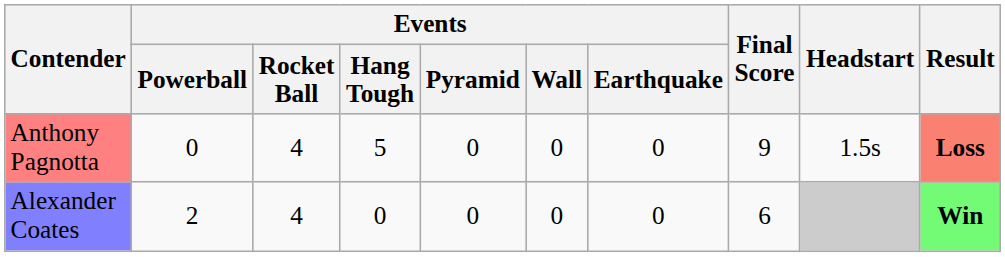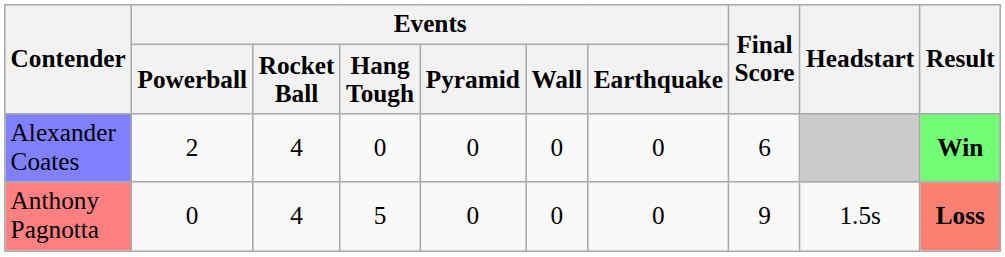rows swapped: (55, 147) <-> (63, 215)
